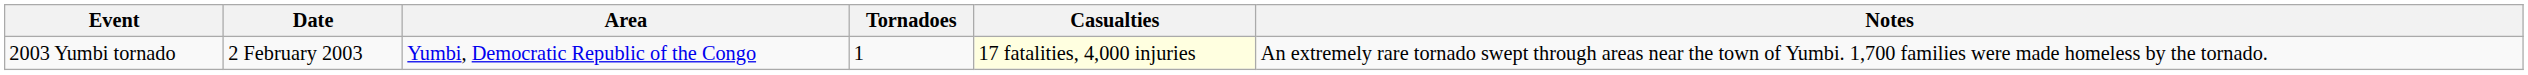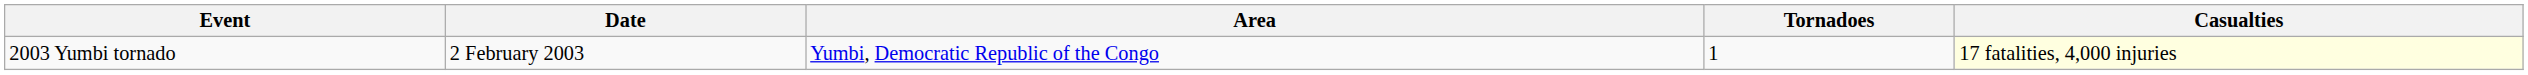- column: (1890, 20)
